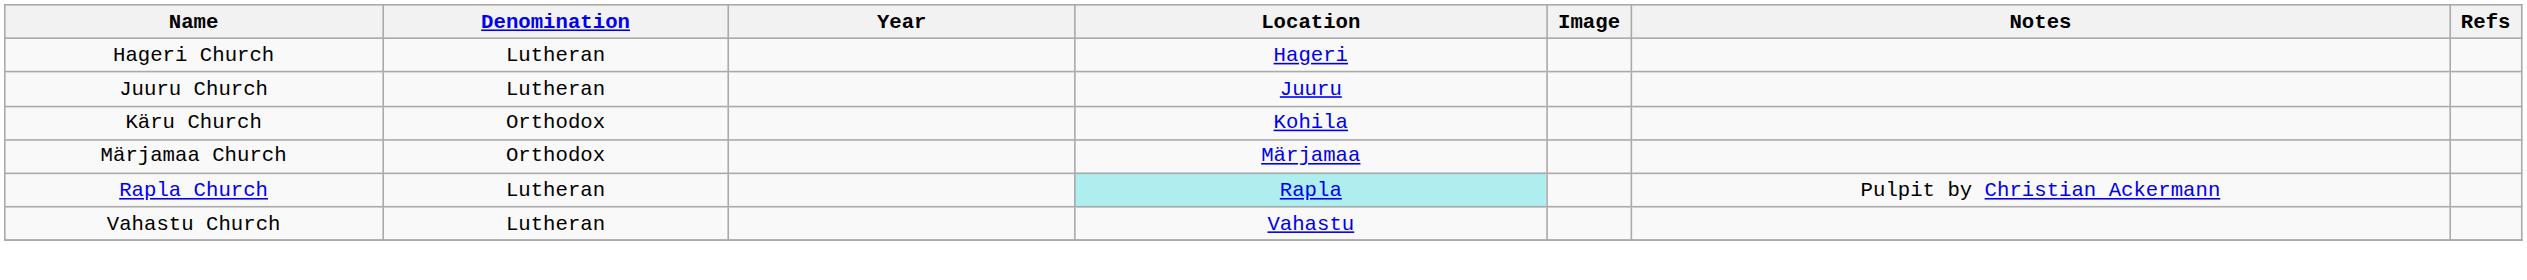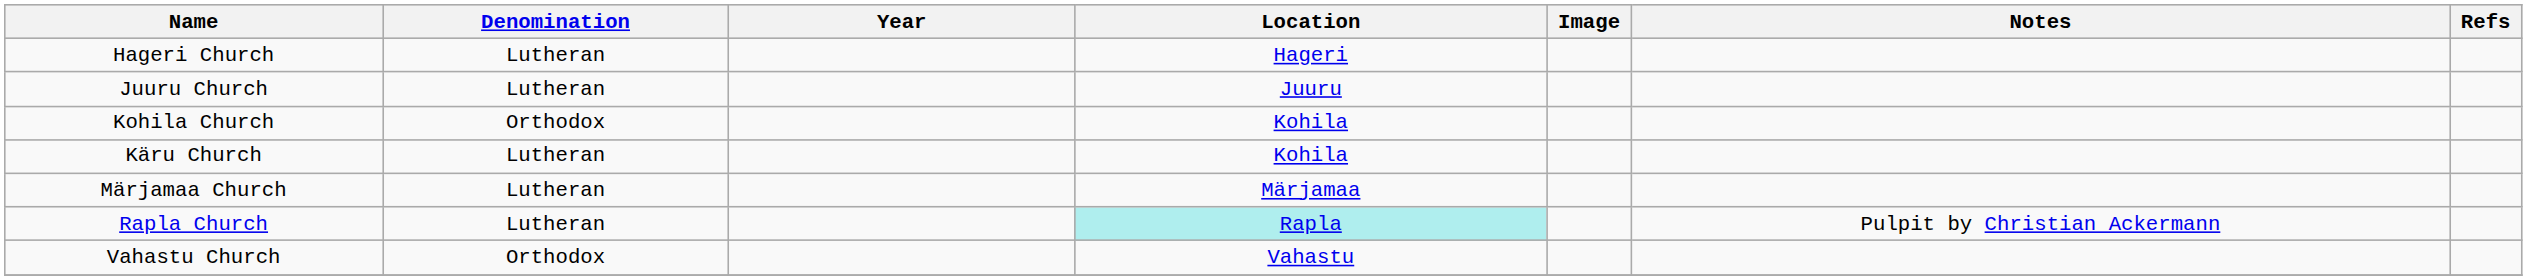+ row: (194, 123)
(556, 123) Orthodox -> (556, 156) Lutheran
(556, 156) Orthodox -> (556, 190) Lutheran
(556, 224) Lutheran -> (556, 257) Orthodox
